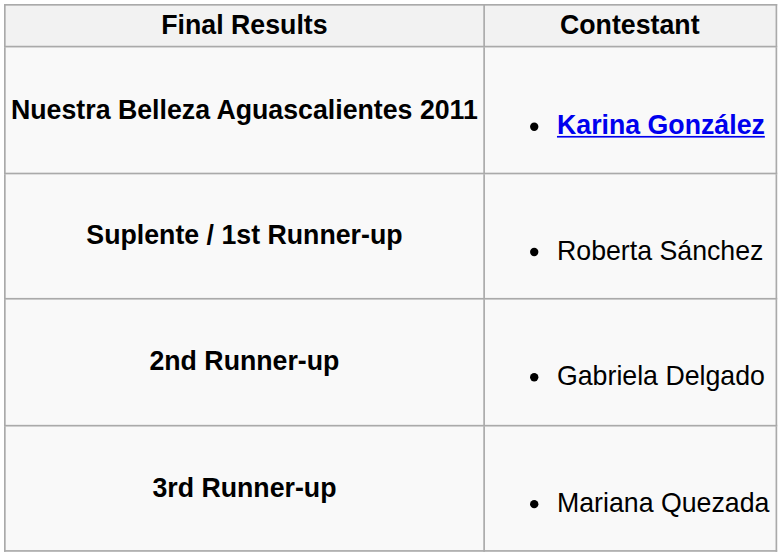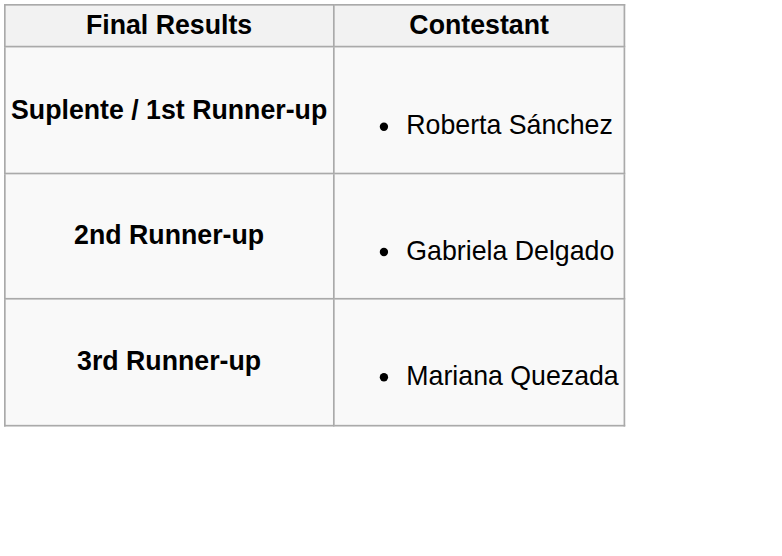- row: (244, 109)
